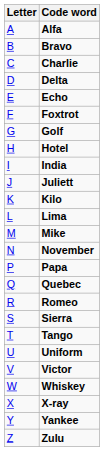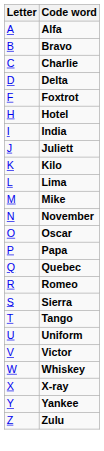- row: (55, 98)
- row: (52, 132)
+ row: (57, 234)
